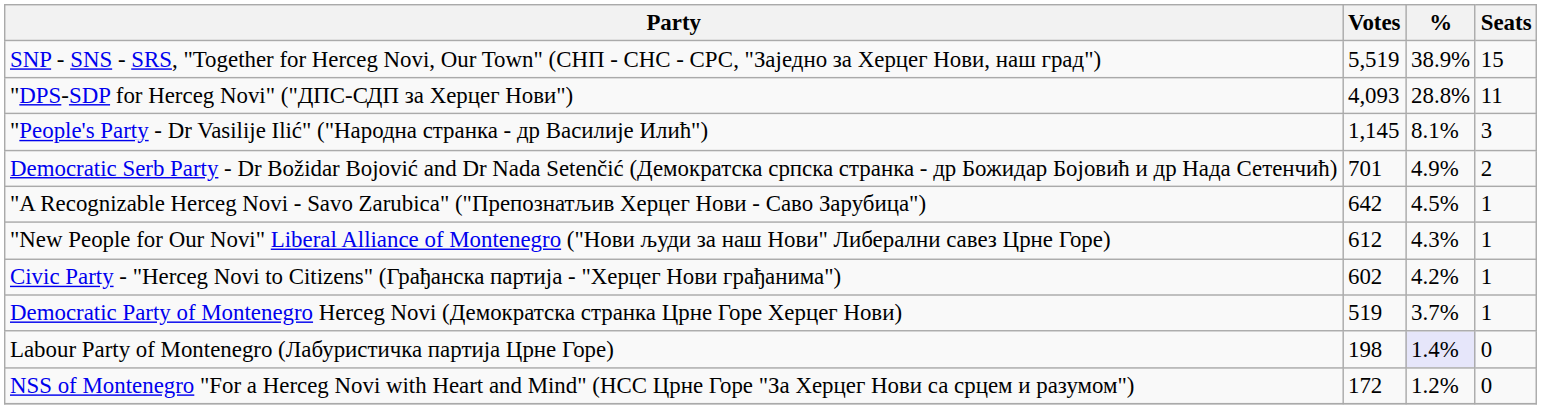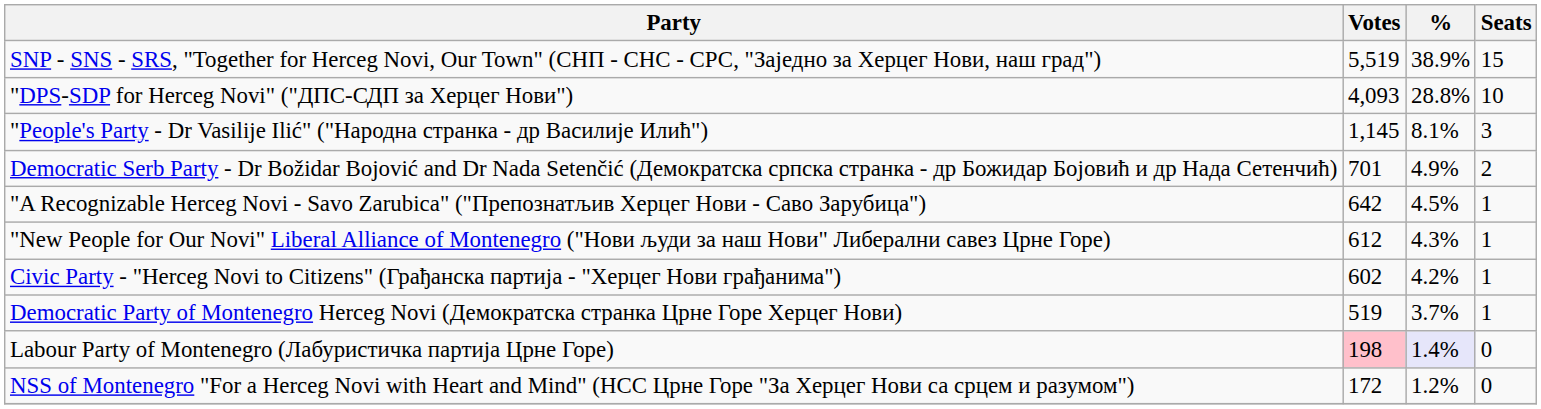(1492, 95) 11 -> (1492, 95) 10
(1365, 349) no background -> (1365, 349) pink background
